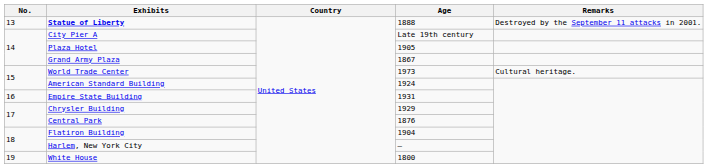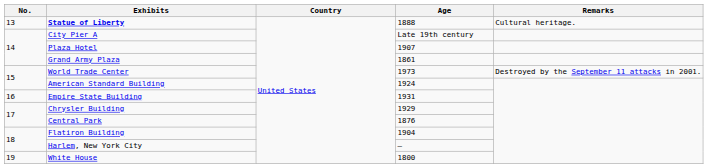(598, 23) Destroyed by the September 11 attacks in 2001. -> (536, 23) Cultural heritage.
(406, 47) 1905 -> (406, 47) 1907
(406, 59) 1867 -> (406, 59) 1861
(536, 72) Cultural heritage. -> (598, 72) Destroyed by the September 11 attacks in 2001.
